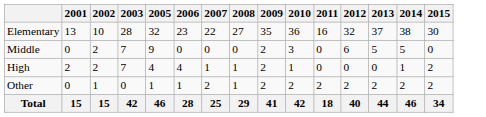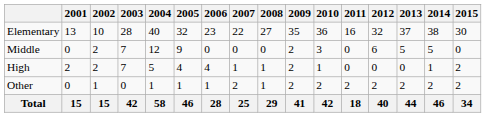+ column: (160, 13)
